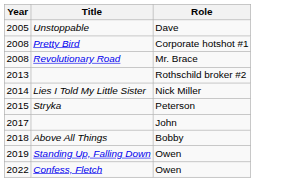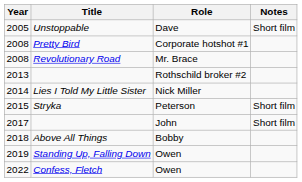+ column: (274, 12)
